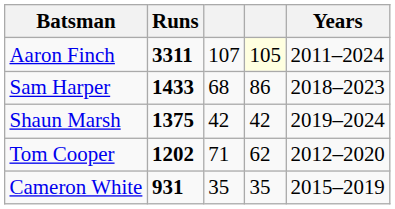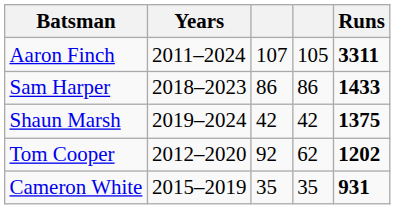columns swapped: (338, 21) <-> (175, 21)
(265, 54) lightyellow background -> (313, 54) no background
(219, 87) 68 -> (267, 87) 86
(219, 154) 71 -> (267, 154) 92
